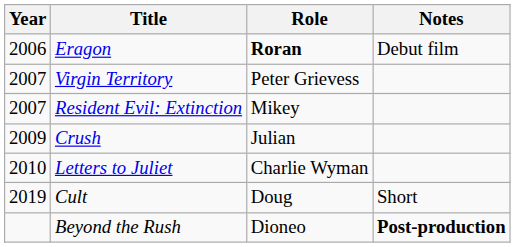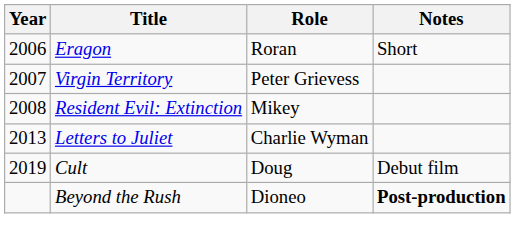(276, 49) bold -> (274, 49) normal
(418, 49) Debut film -> (397, 49) Short
(28, 108) 2007 -> (28, 108) 2008
- row: (78, 138)
(28, 167) 2010 -> (28, 138) 2013
(397, 197) Short -> (418, 167) Debut film
